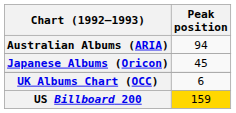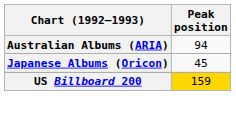- row: (88, 81)
